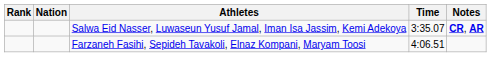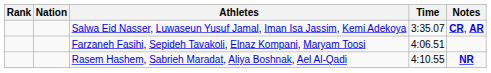+ row: (209, 60)
